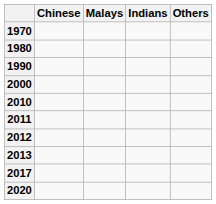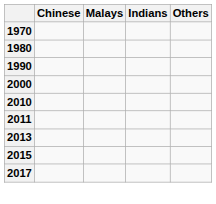- row: (19, 137)
+ row: (19, 155)
- row: (19, 191)
